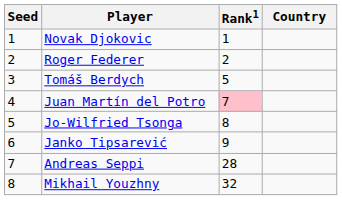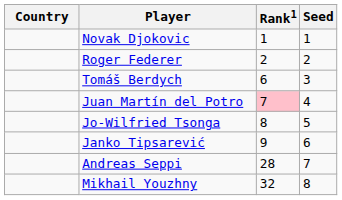columns swapped: (299, 16) <-> (23, 16)
(226, 80) 5 -> (264, 80) 6
